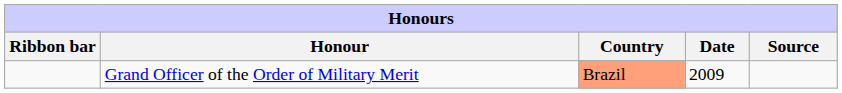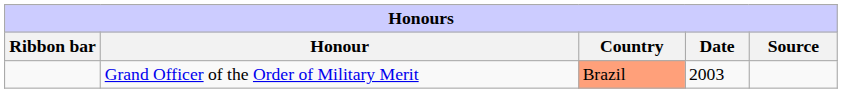(707, 74) 2009 -> (707, 74) 2003
